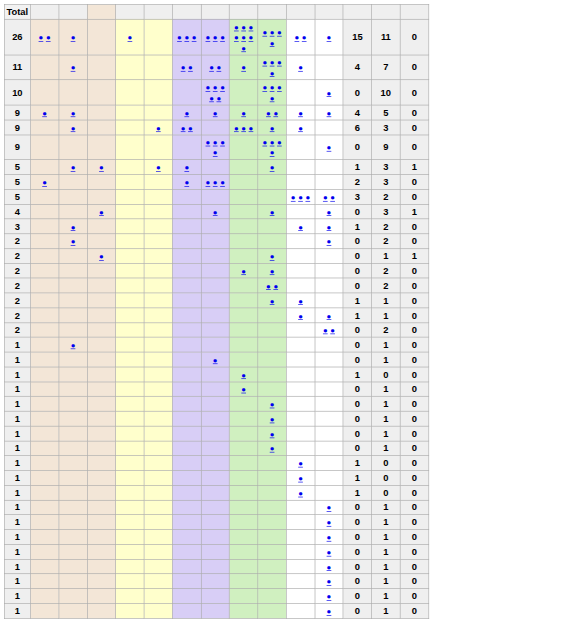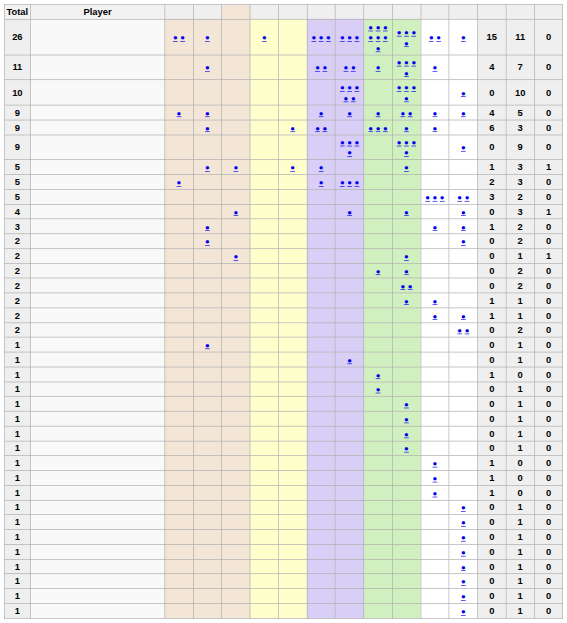+ column: (98, 12)
